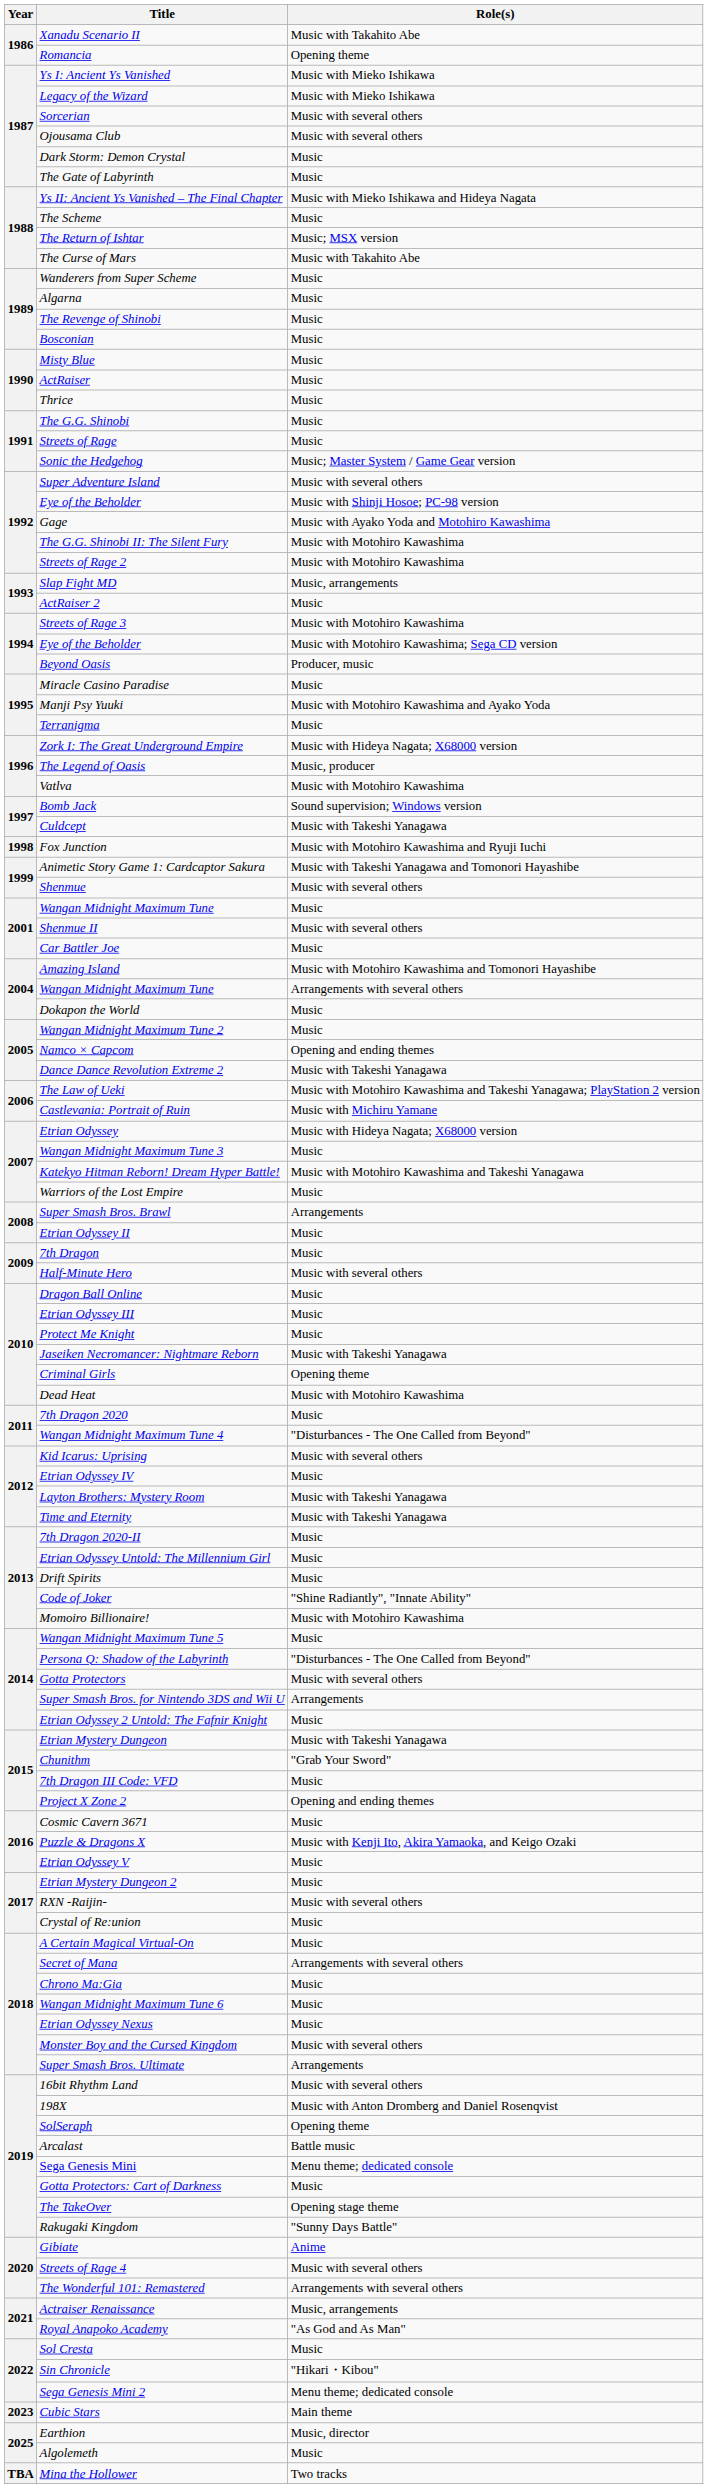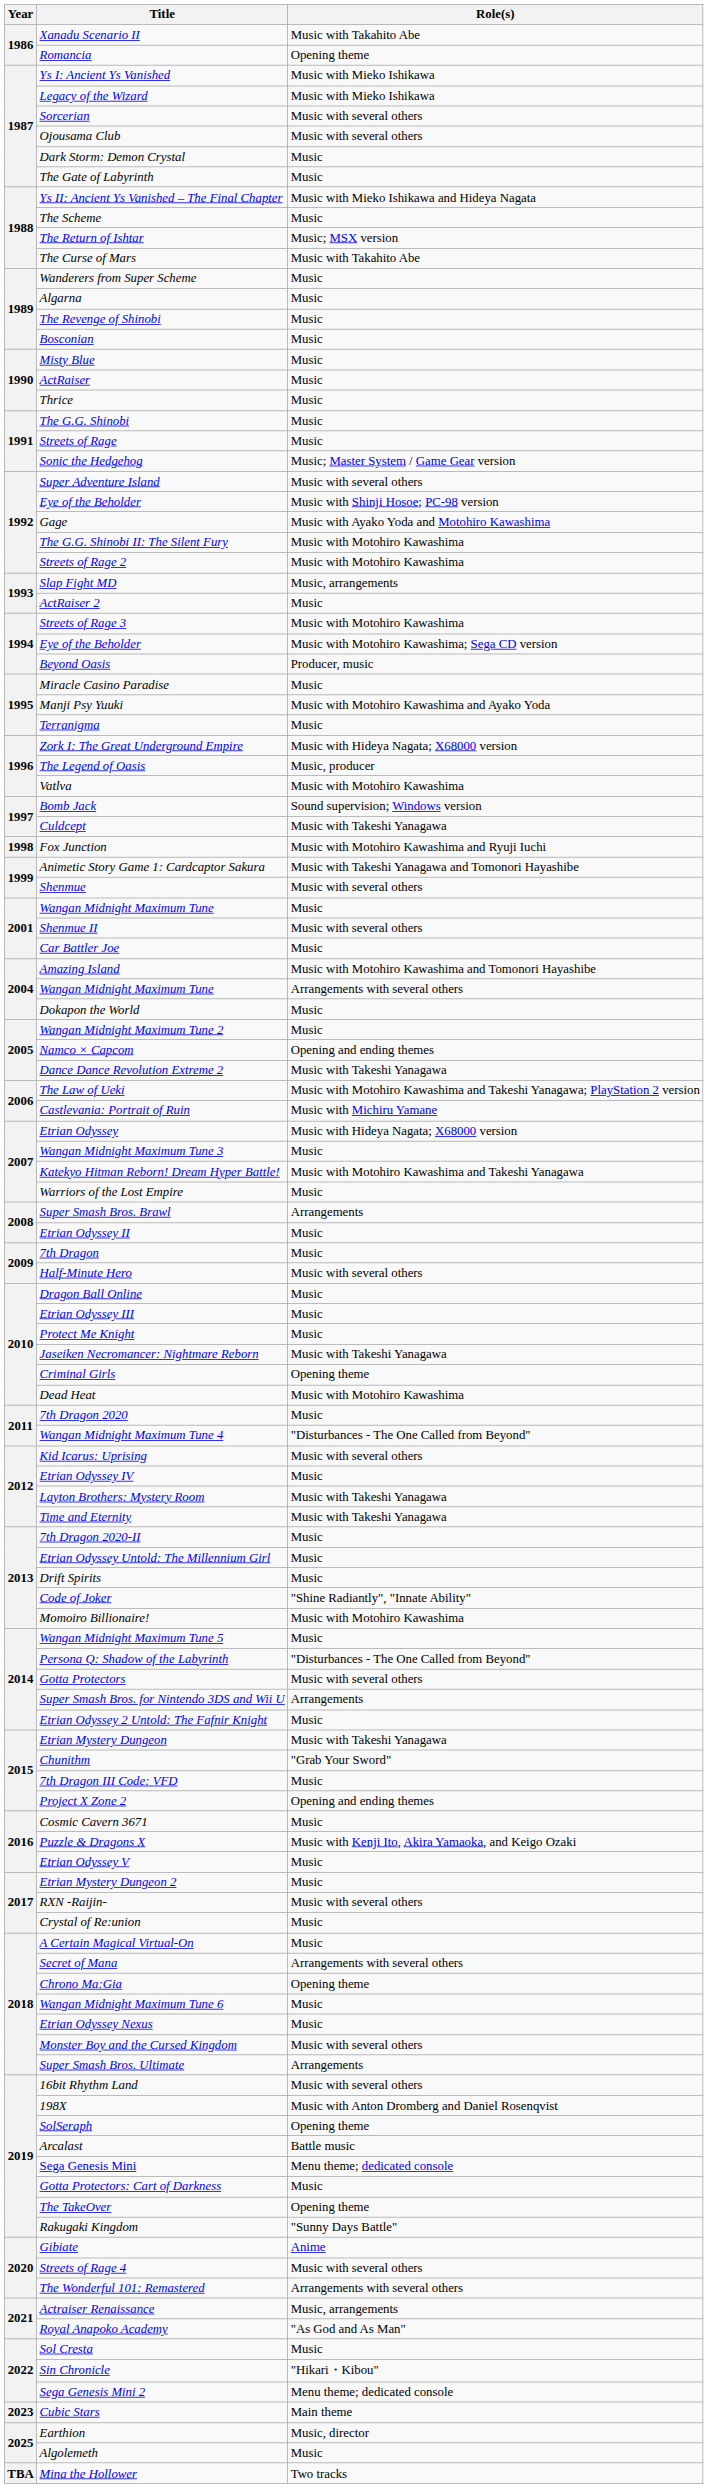(307, 1983) Music -> (330, 1983) Opening theme
(345, 2207) Opening stage theme -> (330, 2207) Opening theme
